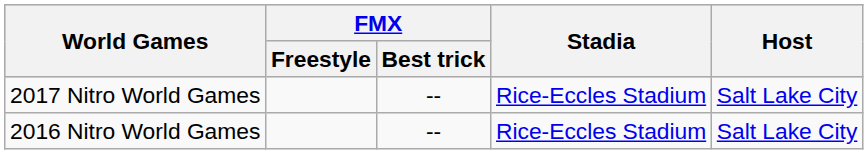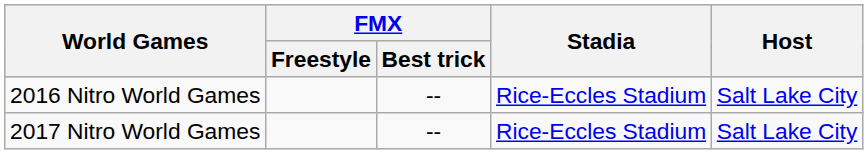rows swapped: (135, 131) <-> (135, 95)
